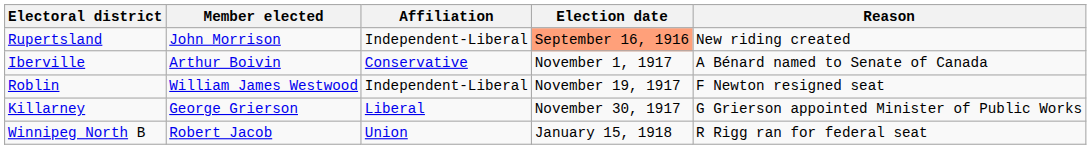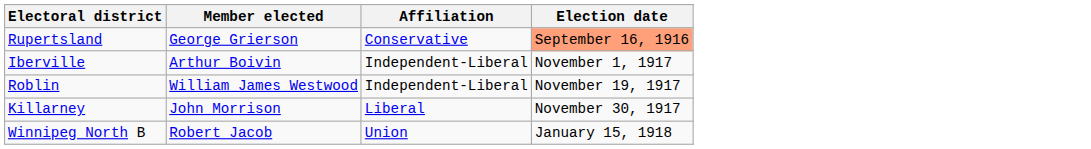- column: (889, 16)
(225, 40) John Morrison -> (234, 40) George Grierson
(446, 40) Independent-Liberal -> (416, 40) Conservative
(416, 63) Conservative -> (446, 63) Independent-Liberal
(234, 109) George Grierson -> (225, 109) John Morrison
